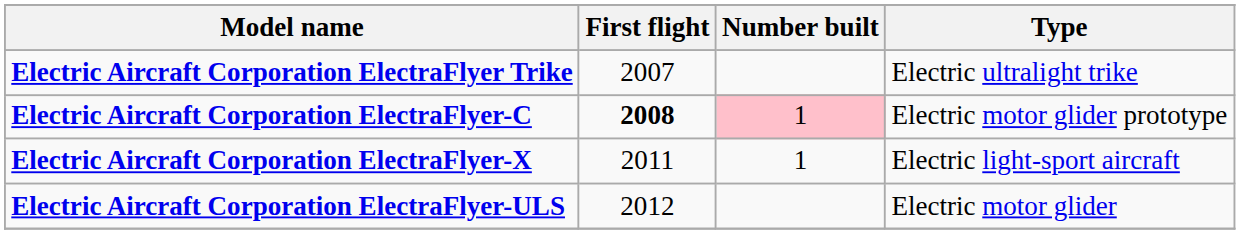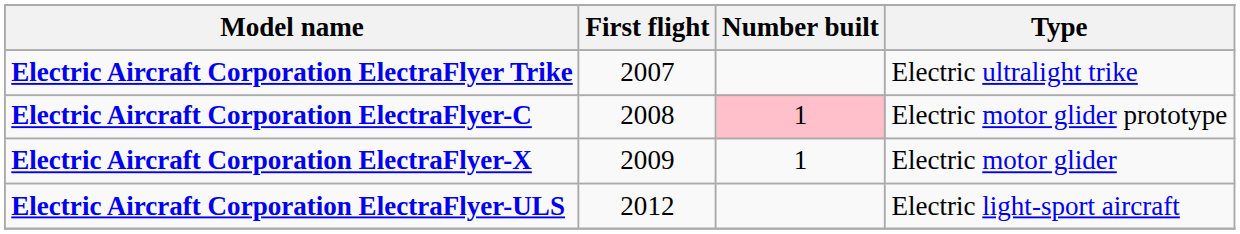(647, 116) bold -> (647, 116) normal
(647, 161) 2011 -> (647, 161) 2009
(1036, 161) Electric light-sport aircraft -> (1004, 161) Electric motor glider
(1004, 205) Electric motor glider -> (1036, 205) Electric light-sport aircraft
